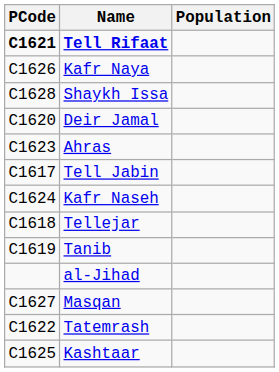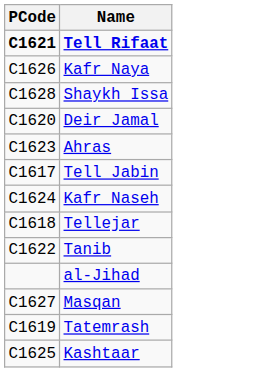- column: (223, 18)
(32, 250) C1619 -> (32, 250) C1622
(32, 328) C1622 -> (32, 328) C1619
